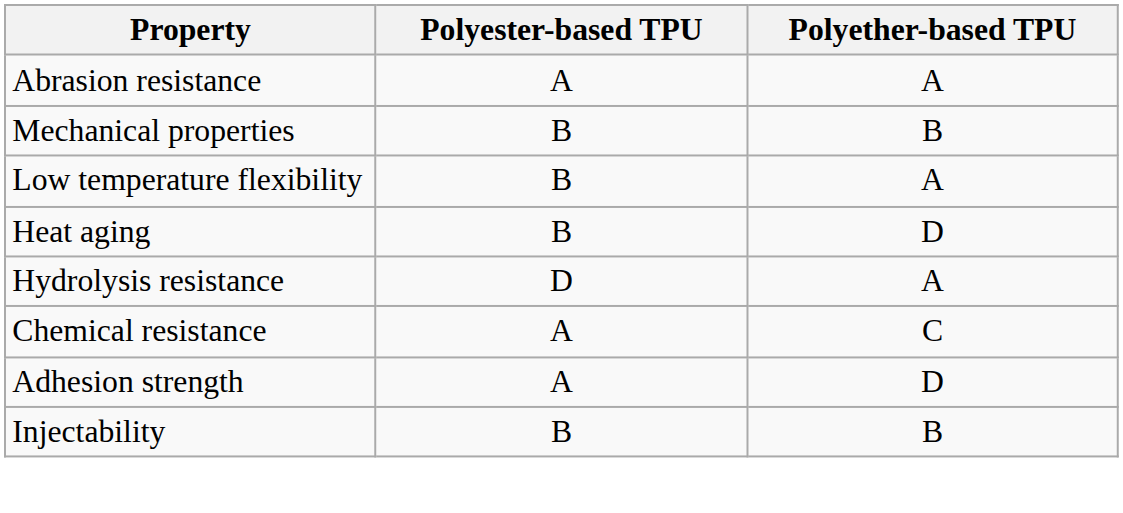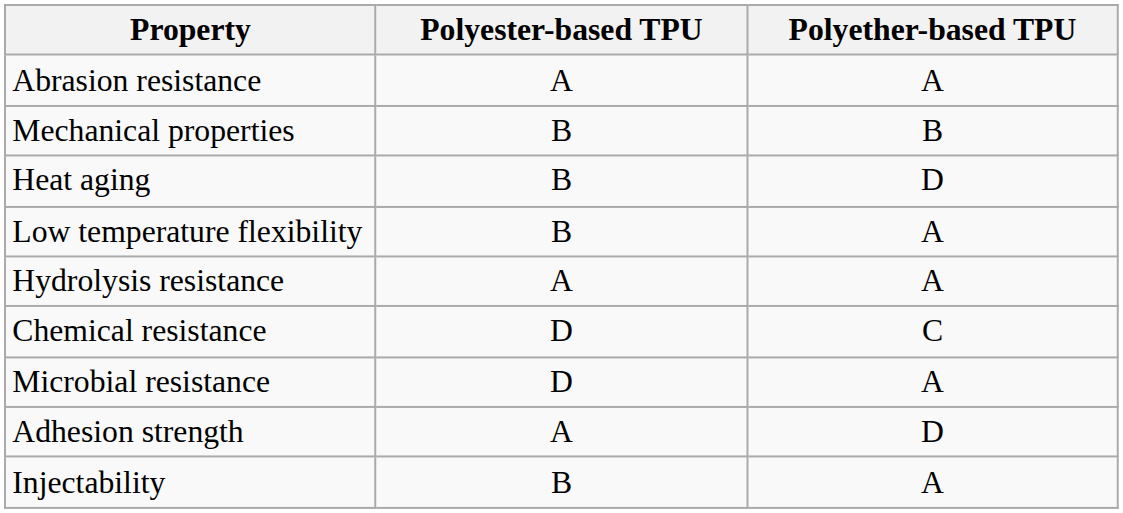rows swapped: (187, 180) <-> (81, 230)
(561, 280) D -> (561, 280) A
(561, 331) A -> (561, 331) D
+ row: (141, 381)
(932, 431) B -> (932, 481) A
